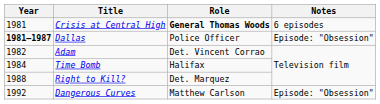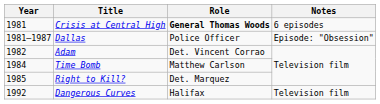(29, 38) bold -> (29, 38) normal
(187, 65) Halifax -> (207, 65) Matthew Carlson
(16, 79) 1988 -> (16, 79) 1985
(207, 92) Matthew Carlson -> (187, 92) Halifax
(324, 92) Episode: "Obsession" -> (311, 92) Television film
